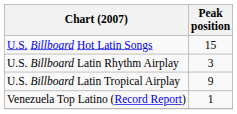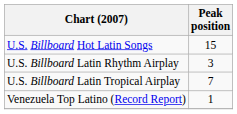(211, 81) 9 -> (211, 81) 7
